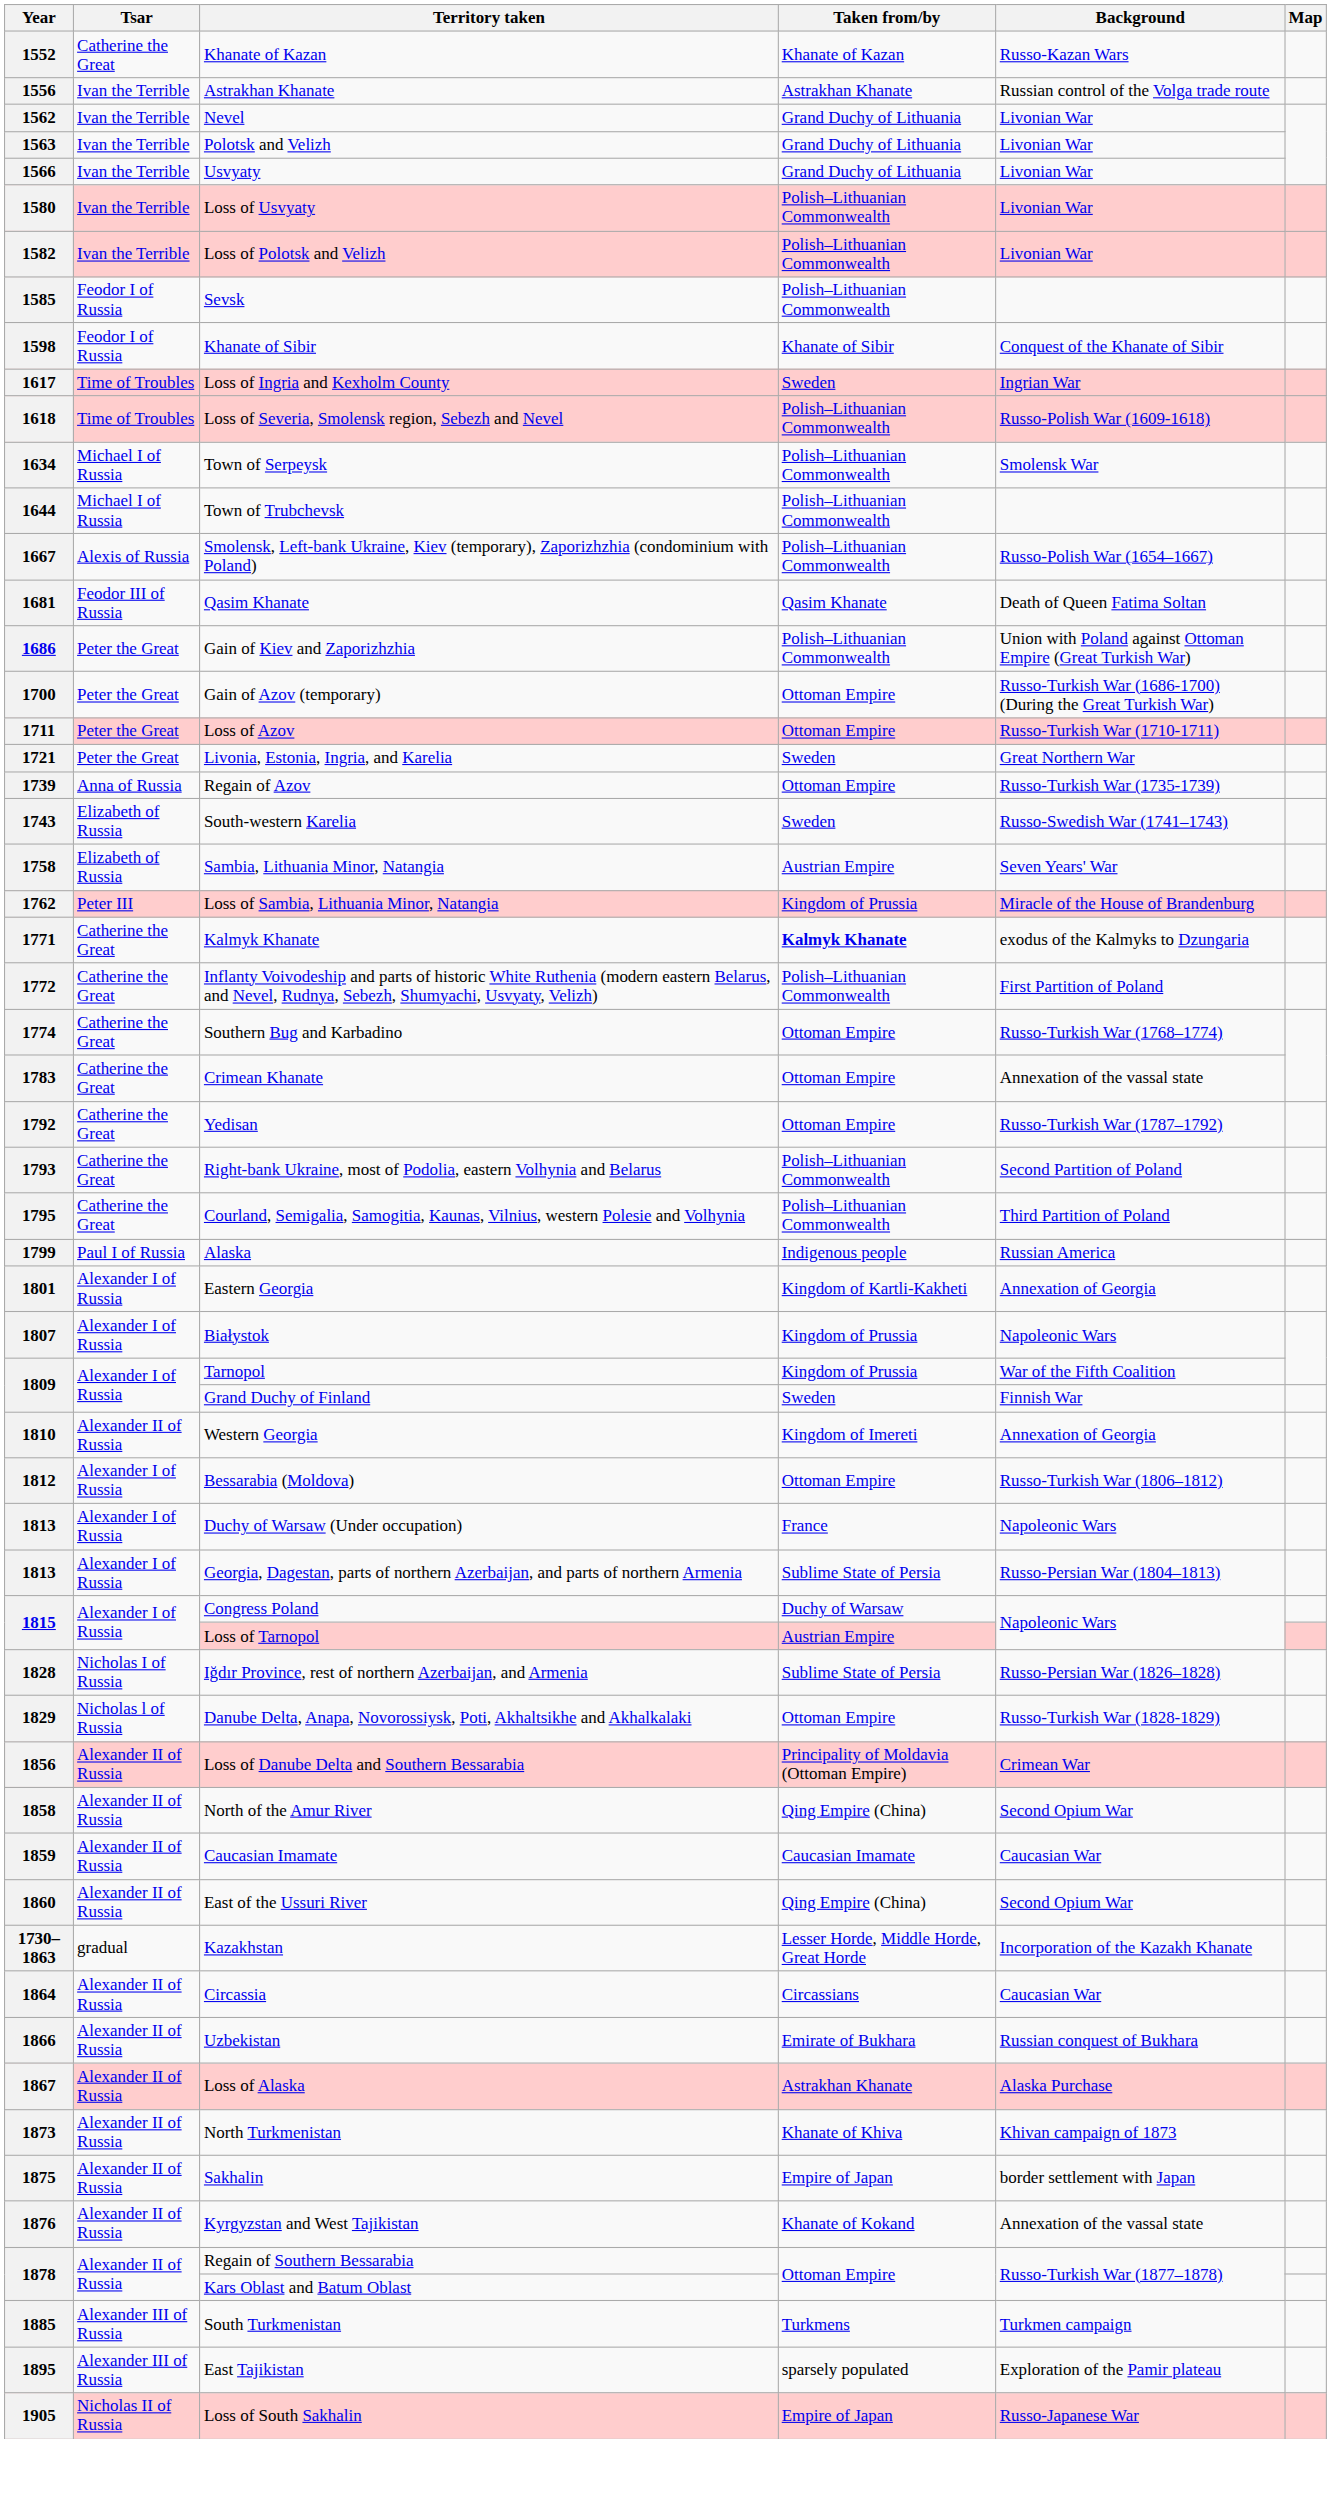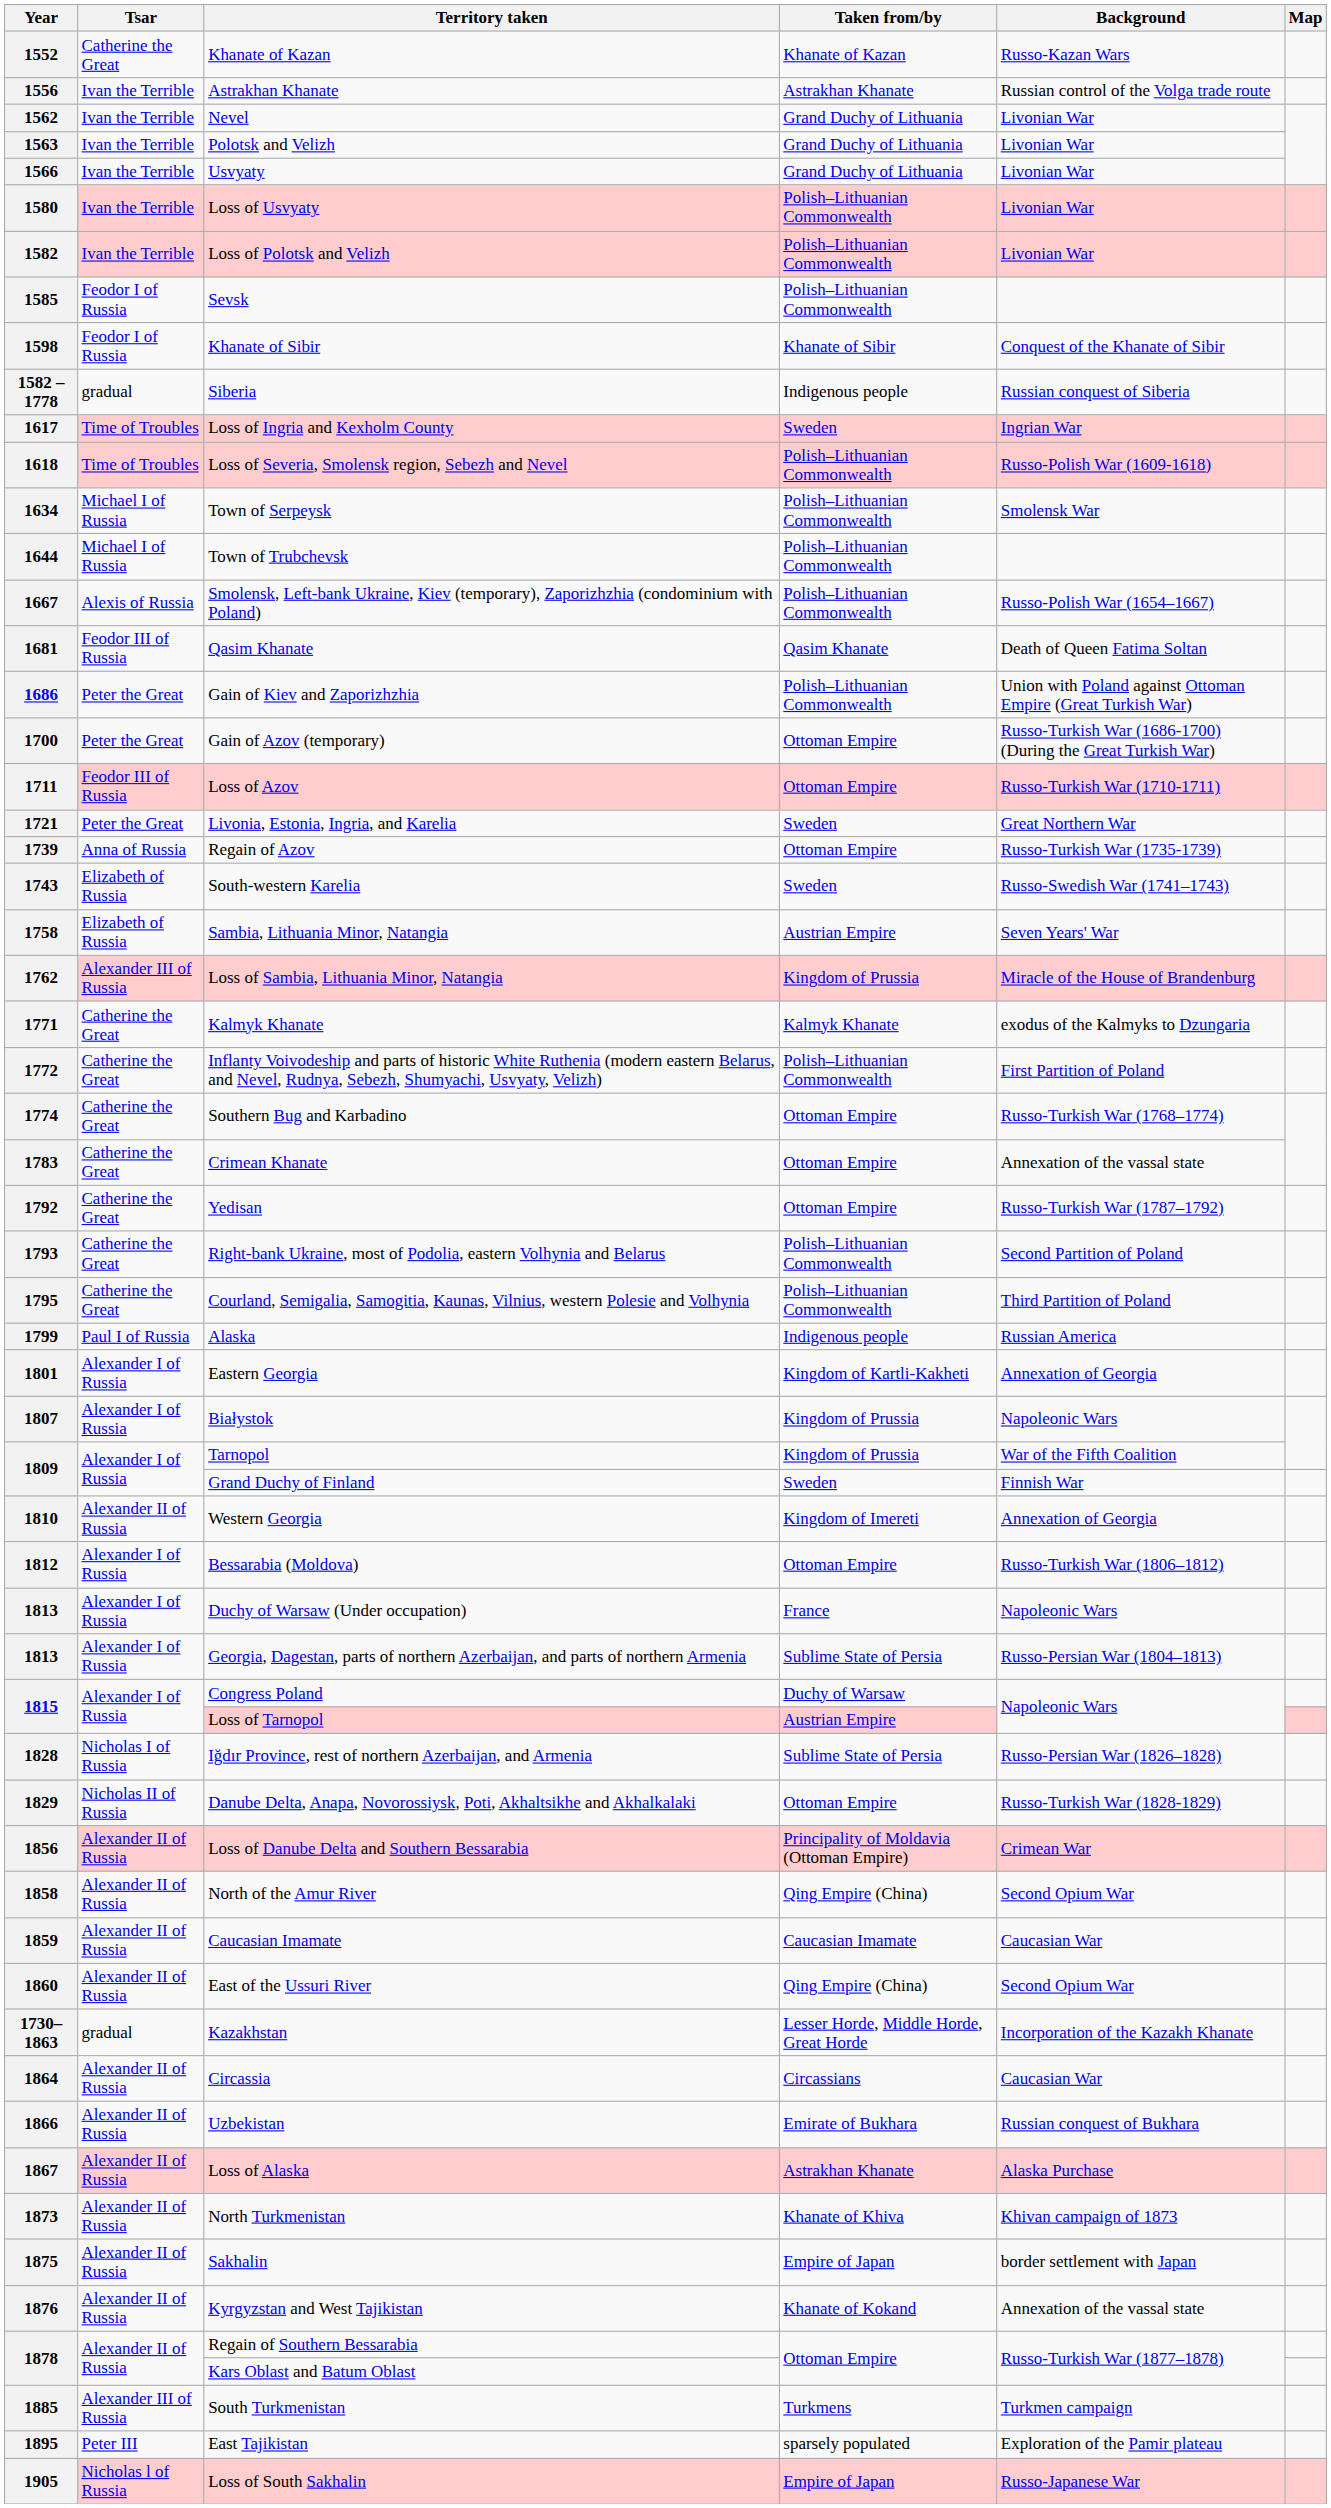+ row: (41, 391)
(128, 731) Peter the Great -> (125, 786) Feodor III of Russia
(105, 903) Peter III -> (137, 978) Alexander III of Russia
(844, 940) bold -> (841, 1024) normal
(121, 1718) Nicholas l of Russia -> (129, 1802) Nicholas II of Russia
(132, 2369) Alexander III of Russia -> (110, 2444) Peter III
(124, 2415) Nicholas II of Russia -> (125, 2480) Nicholas l of Russia
